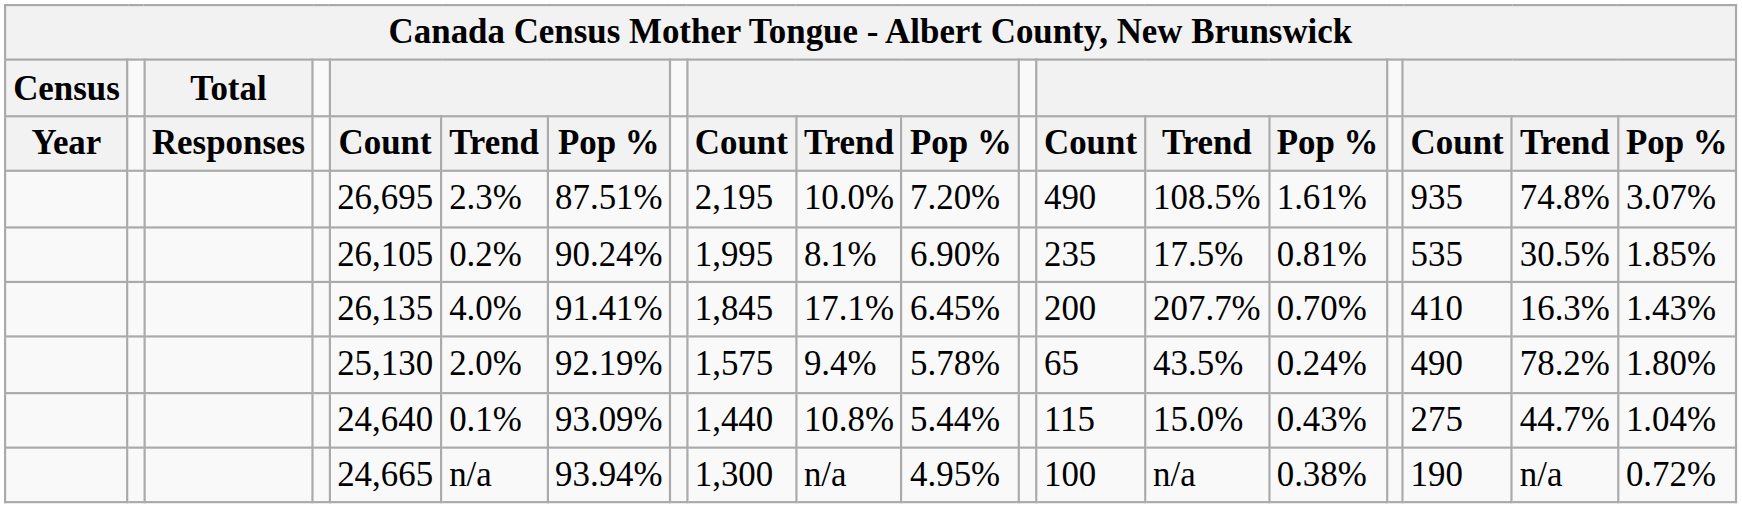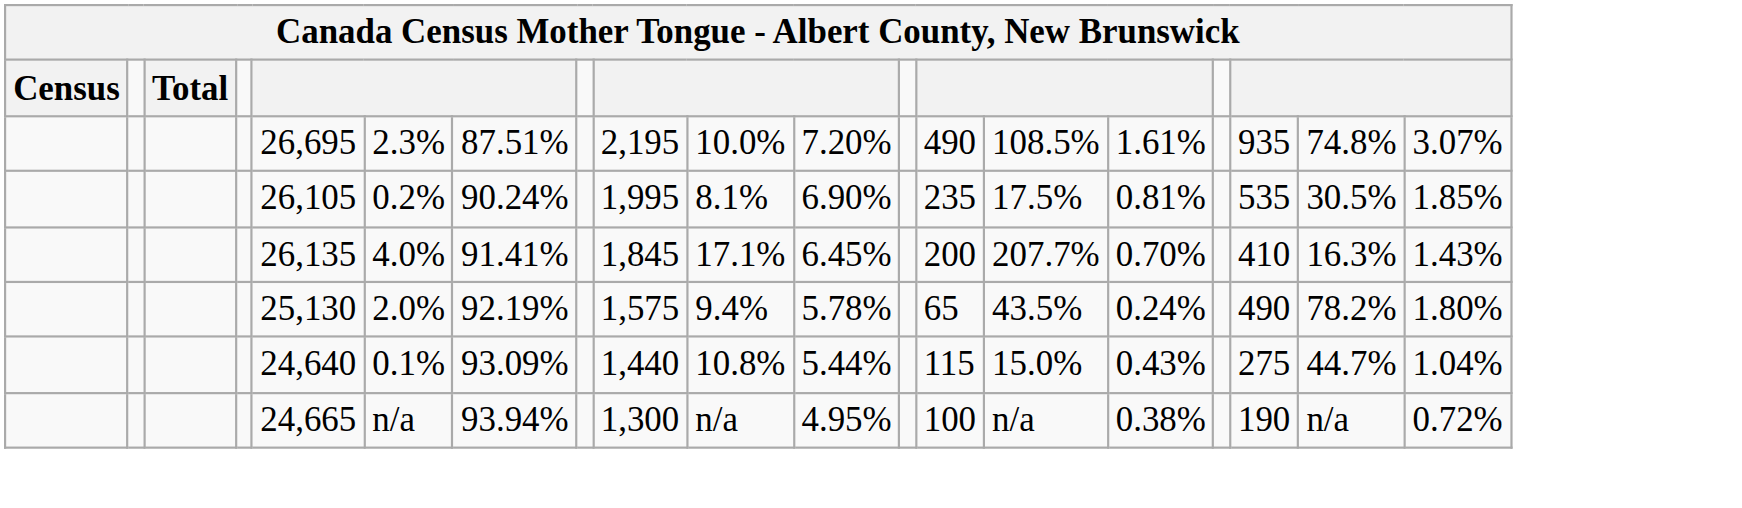- row: (66, 142)
